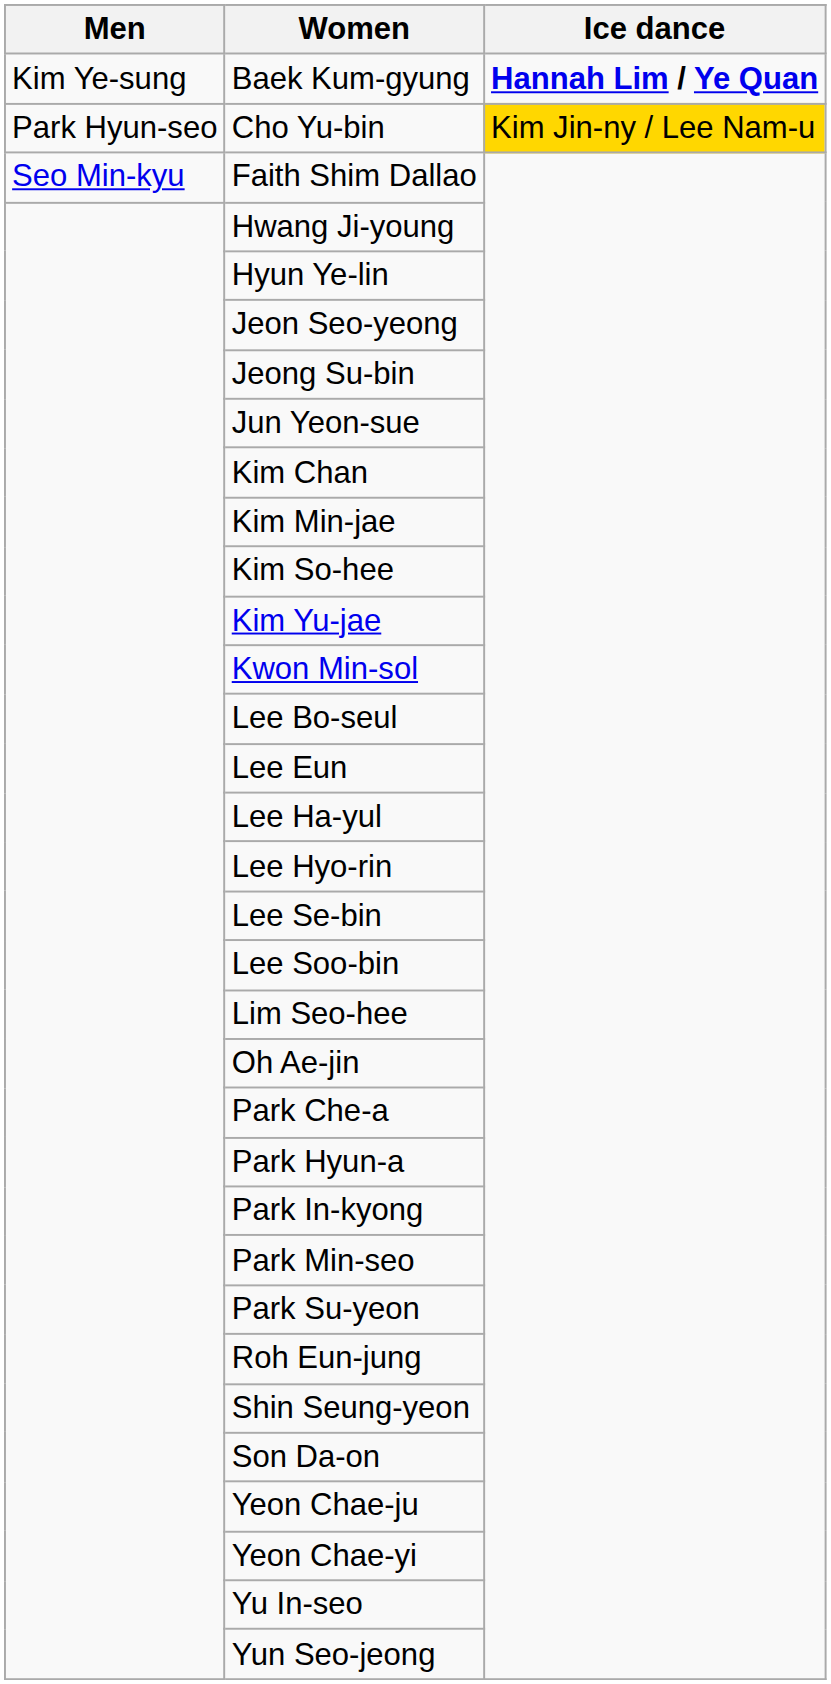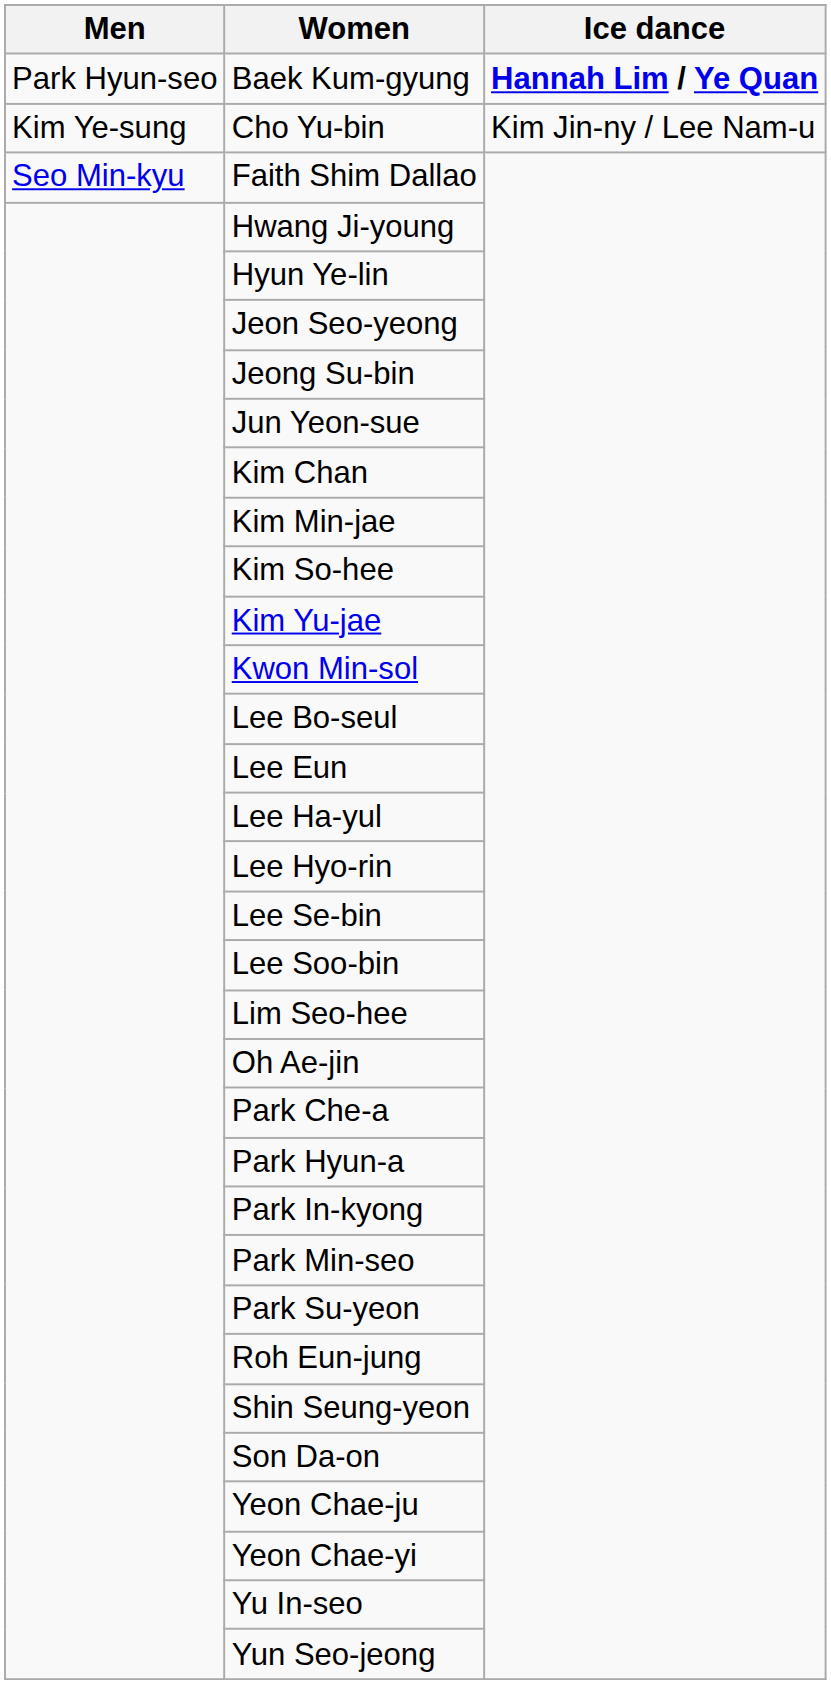(99, 78) Kim Ye-sung -> (115, 78) Park Hyun-seo
(115, 127) Park Hyun-seo -> (99, 127) Kim Ye-sung
(653, 127) gold background -> (653, 127) no background
